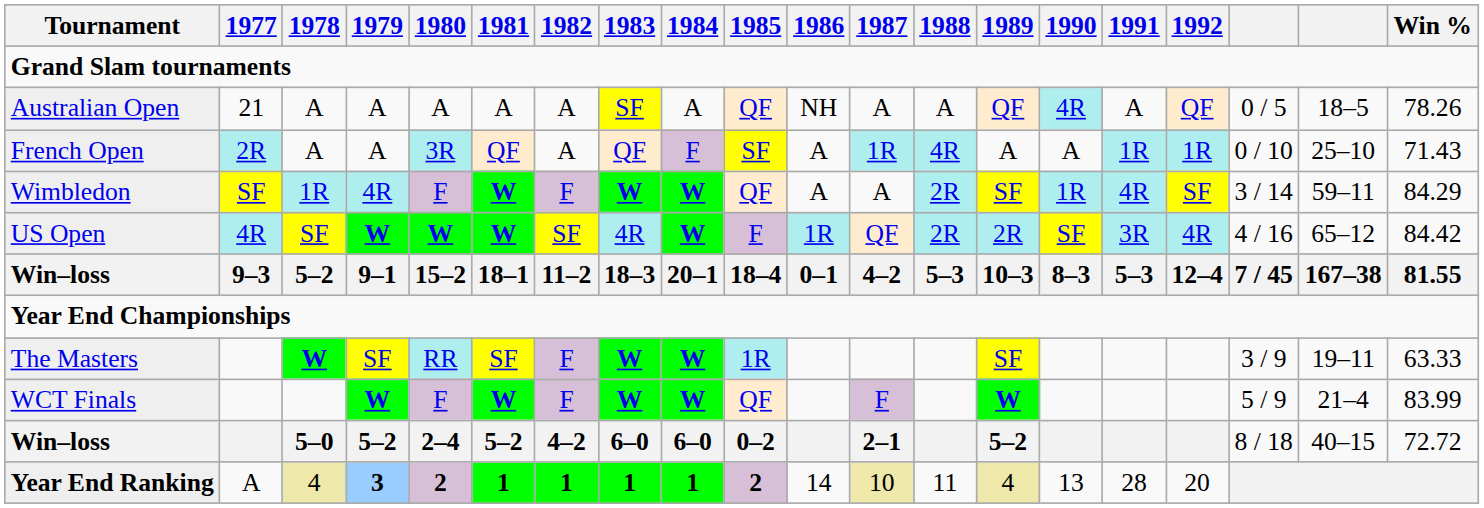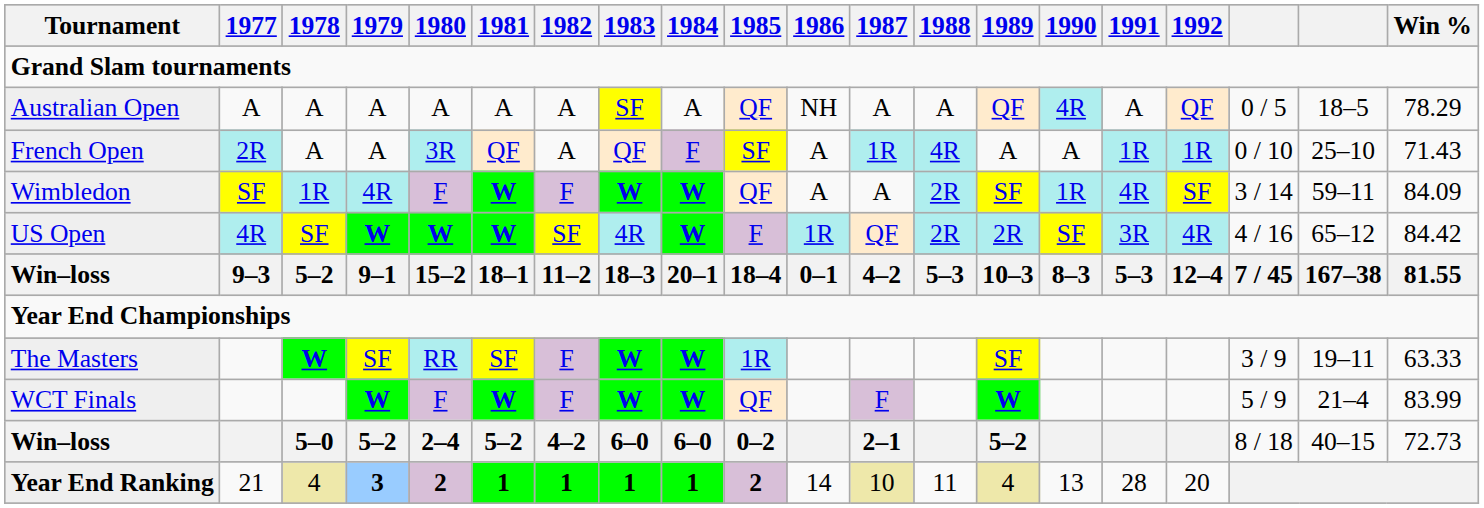(251, 107) 21 -> (251, 107) A
(1433, 107) 78.26 -> (1433, 107) 78.29
(1433, 191) 84.29 -> (1433, 191) 84.09
(1433, 440) 72.72 -> (1433, 440) 72.73
(251, 481) A -> (251, 481) 21
